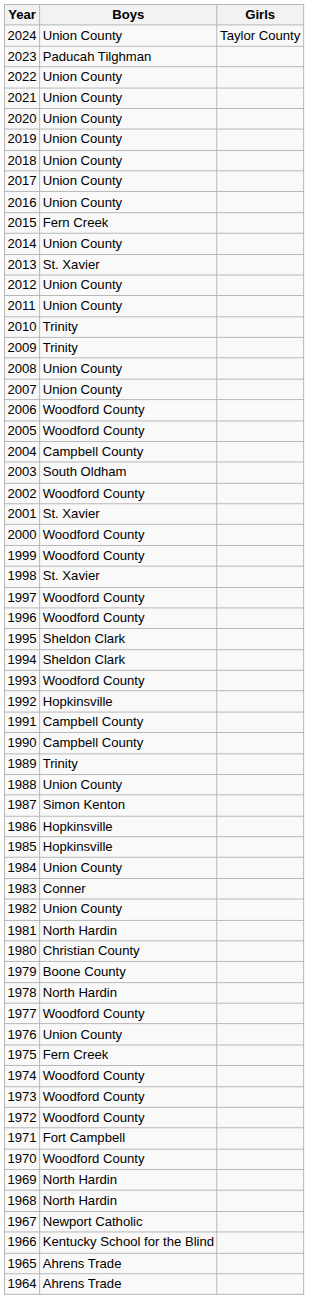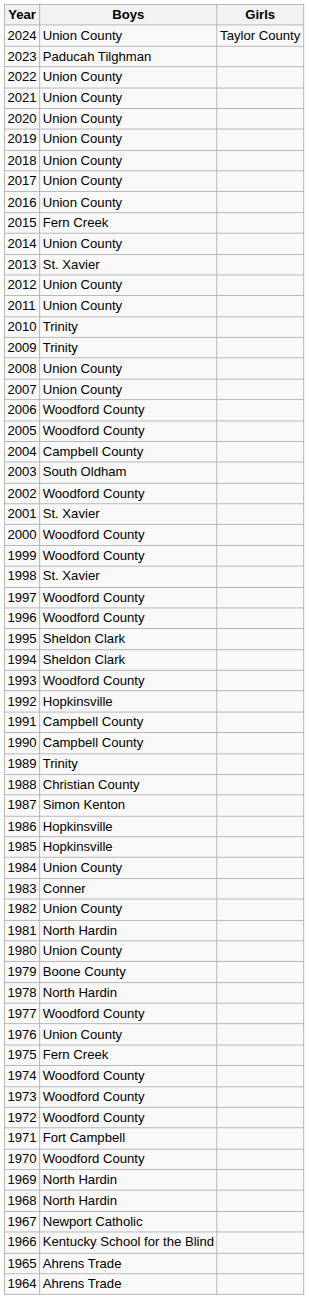(82, 784) Union County -> (91, 784) Christian County
(91, 951) Christian County -> (82, 951) Union County
